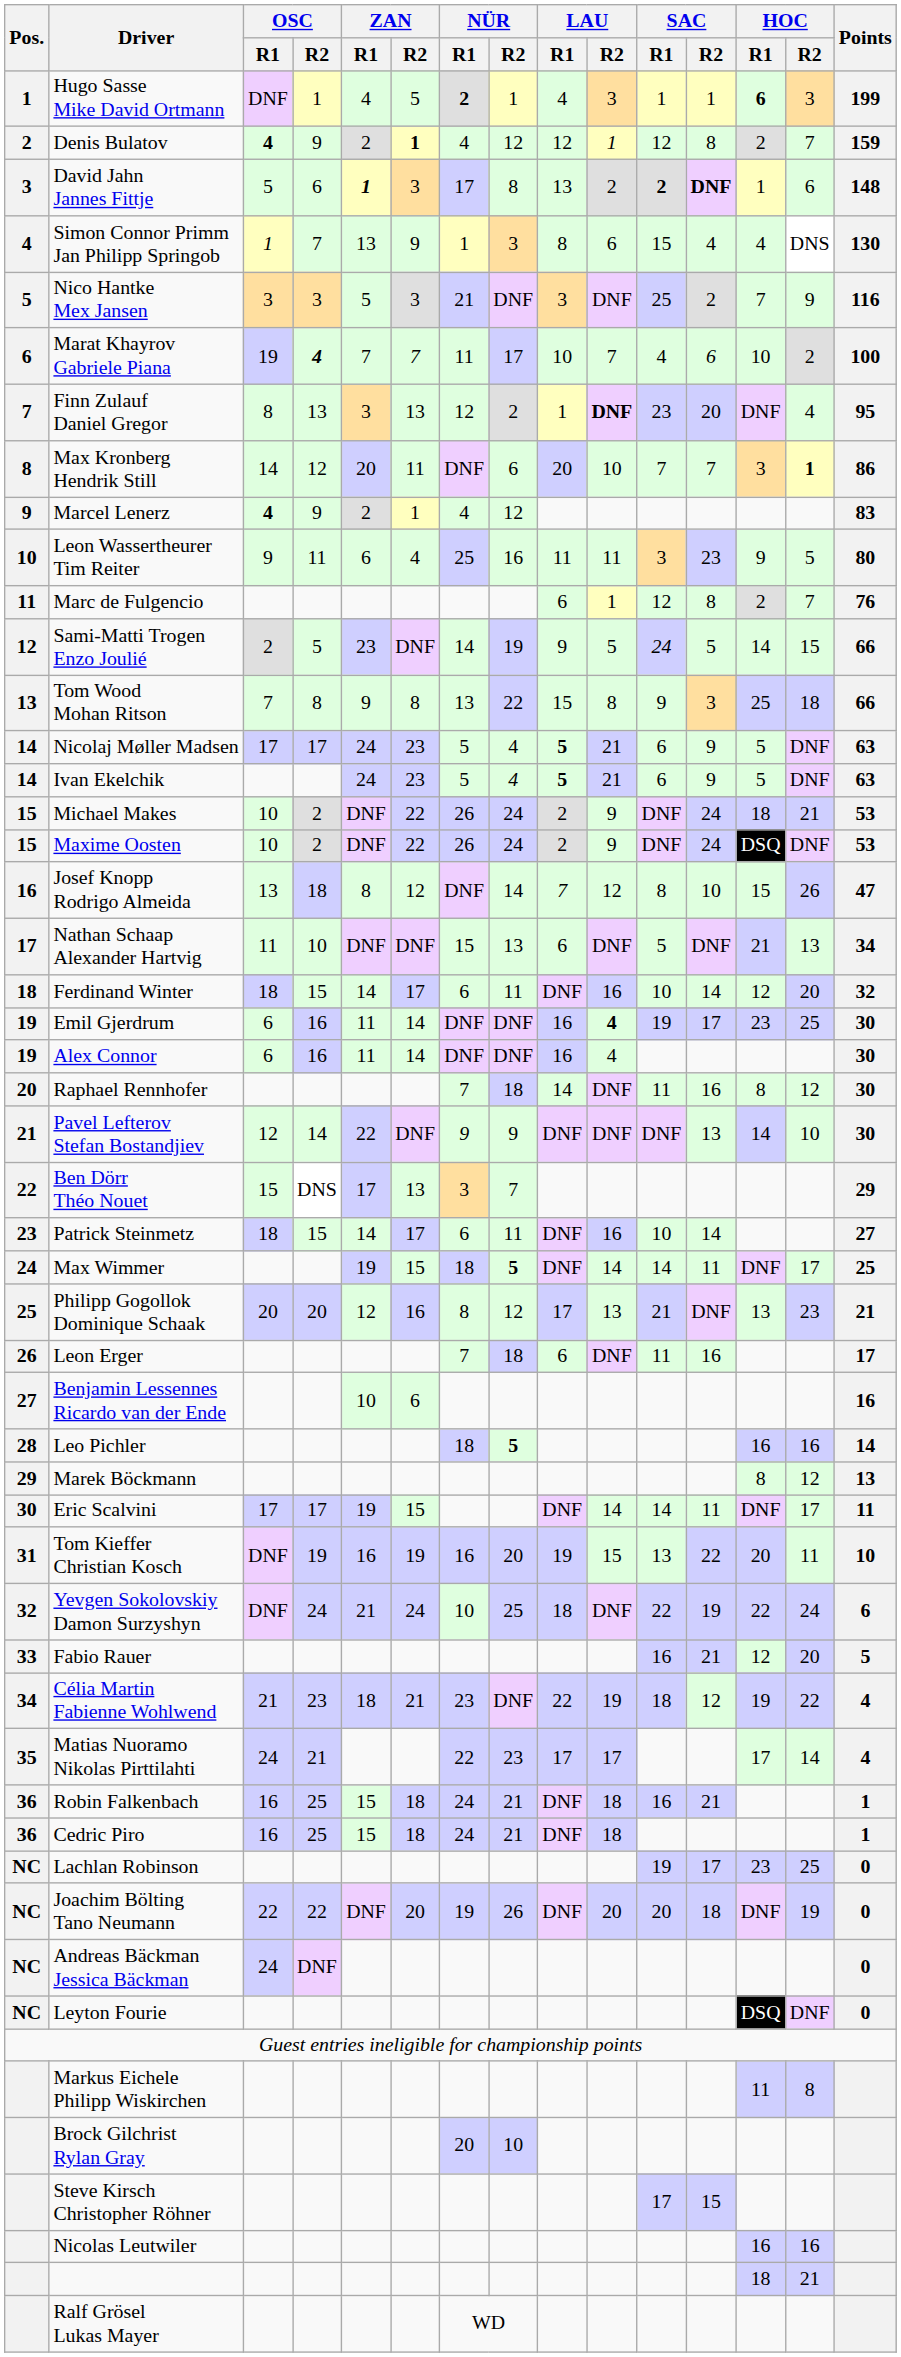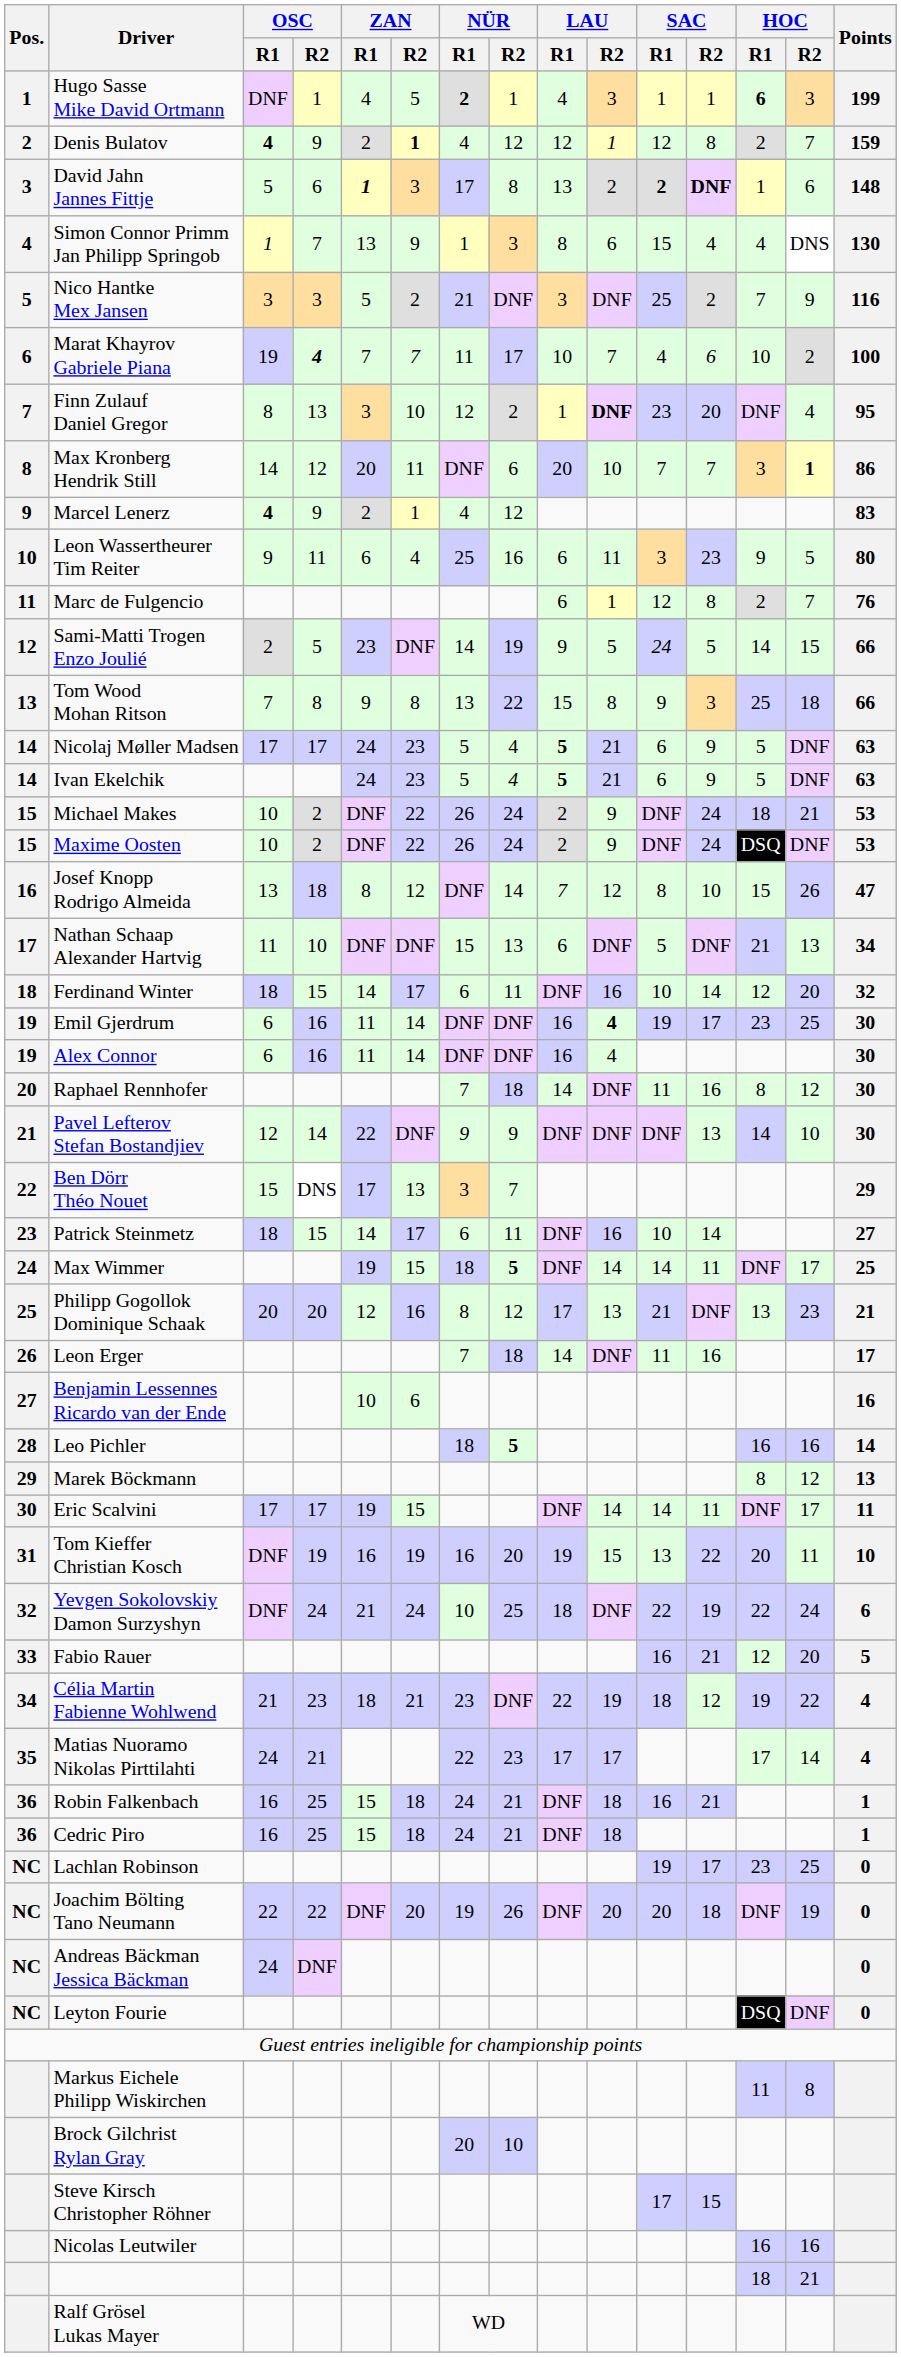(415, 300) 3 -> (415, 300) 2
(415, 412) 13 -> (415, 412) 10
(562, 557) 11 -> (562, 557) 6
(562, 1356) 6 -> (562, 1356) 14
